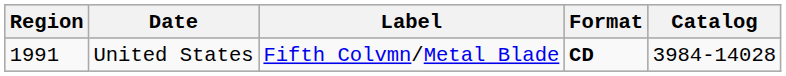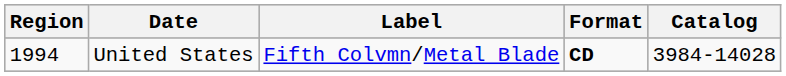(34, 55) 1991 -> (34, 55) 1994
